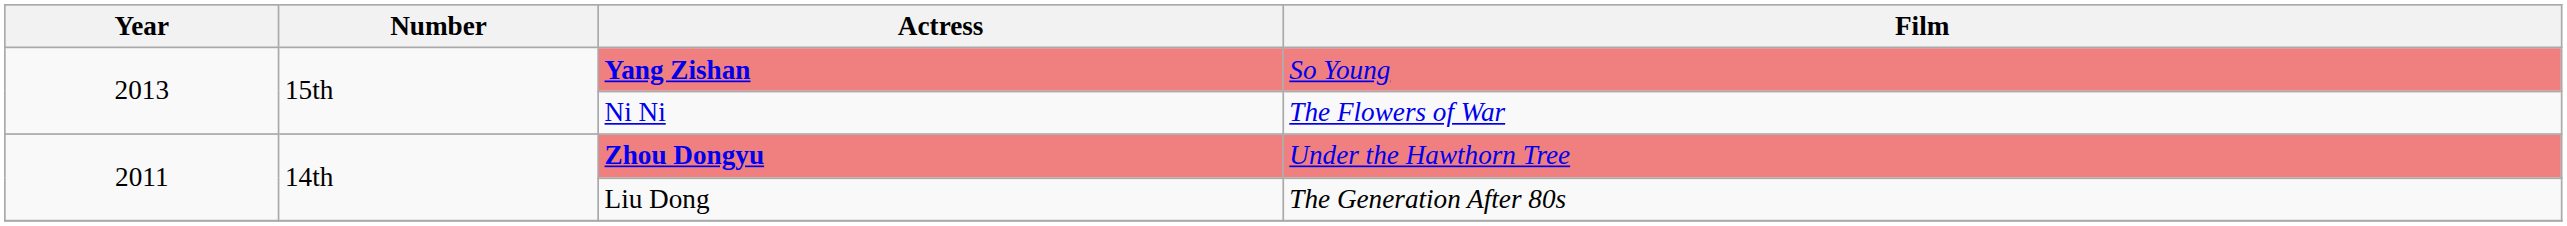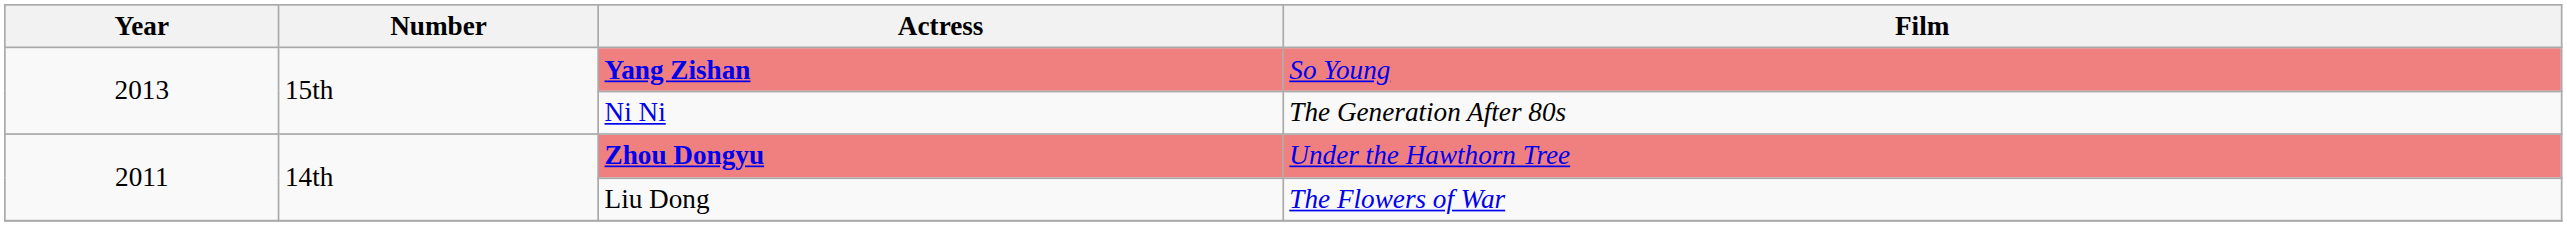(1397, 112) The Flowers of War -> (1428, 112) The Generation After 80s
(1428, 198) The Generation After 80s -> (1397, 198) The Flowers of War
